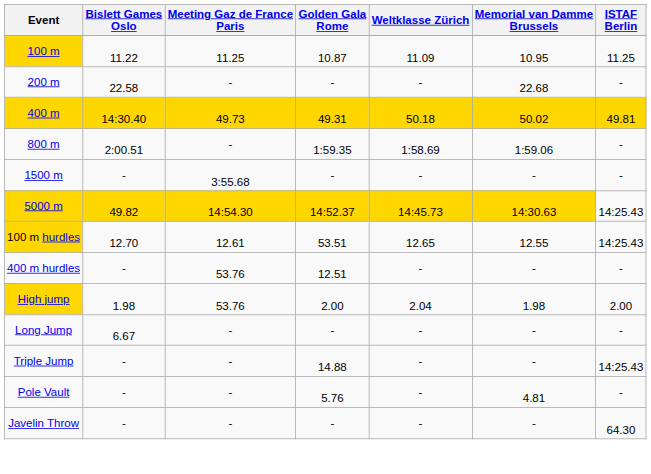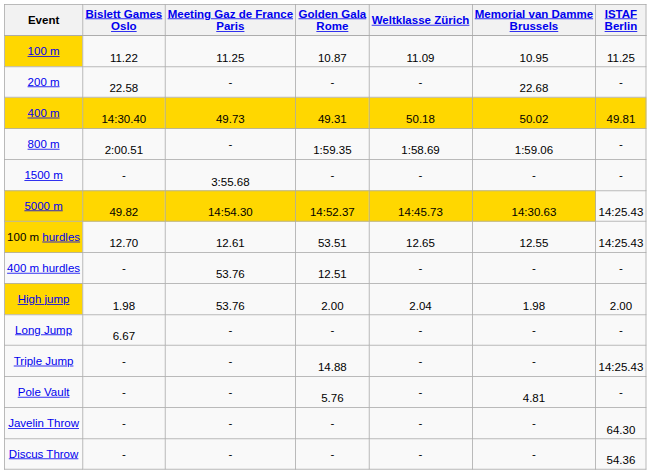+ row: (44, 454)
